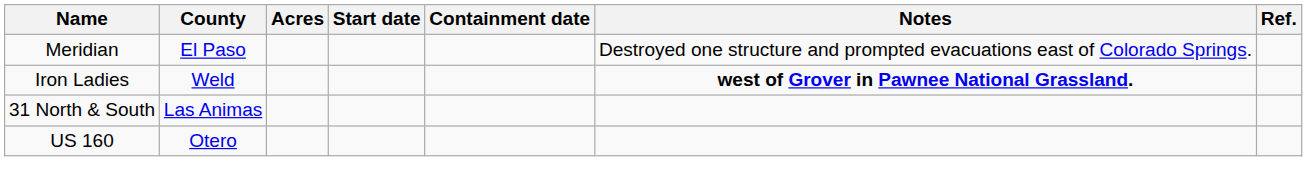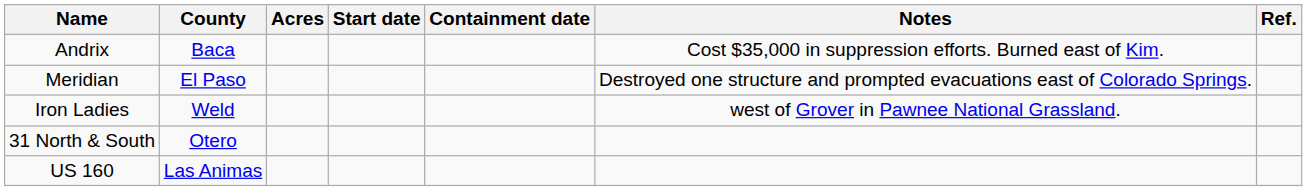+ row: (82, 49)
(925, 79) bold -> (925, 110) normal
(213, 110) Las Animas -> (213, 140) Otero
(213, 140) Otero -> (213, 170) Las Animas
